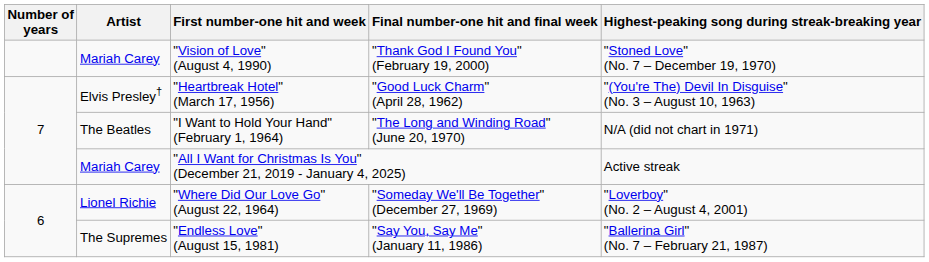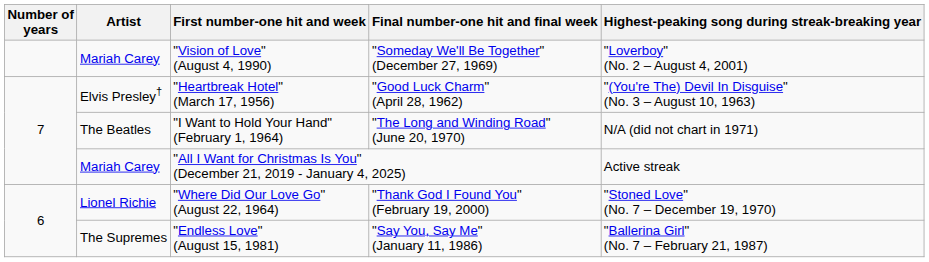(447, 58) "Thank God I Found You" (February 19, 2000) -> (458, 58) "Someday We'll Be Together" (December 27, 1969)
(690, 58) "Stoned Love" (No. 7 – December 19, 1970) -> (676, 58) "Loverboy" (No. 2 – August 4, 2001)
(458, 202) "Someday We'll Be Together" (December 27, 1969) -> (447, 202) "Thank God I Found You" (February 19, 2000)
(676, 202) "Loverboy" (No. 2 – August 4, 2001) -> (690, 202) "Stoned Love" (No. 7 – December 19, 1970)
